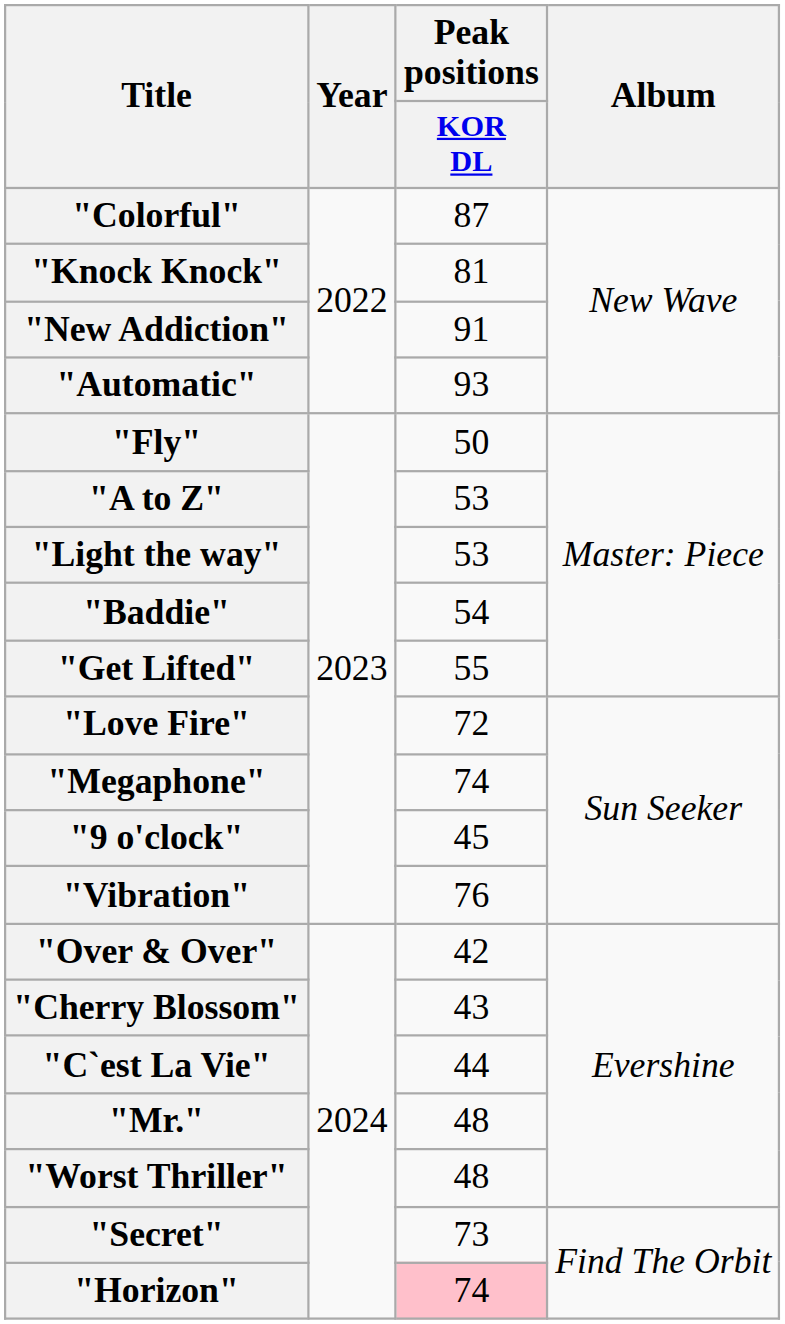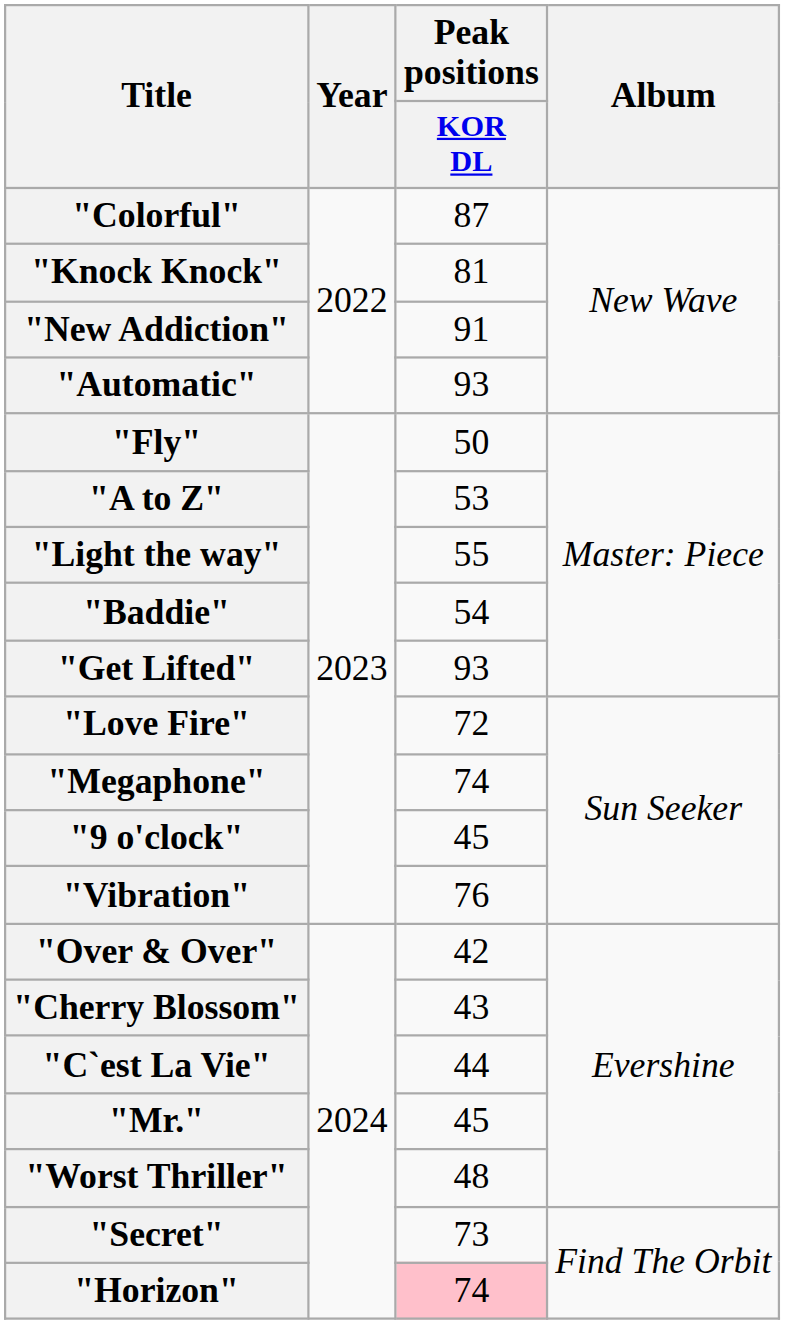(471, 554) 53 -> (471, 554) 55
(471, 667) 55 -> (471, 667) 93
(471, 1120) 48 -> (471, 1120) 45
